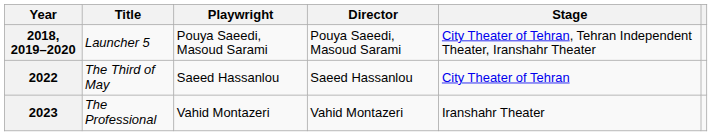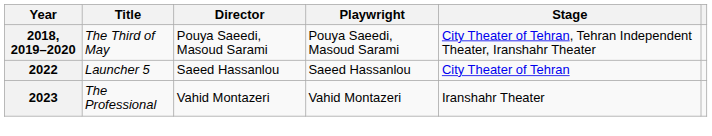columns swapped: (241, 14) <-> (373, 14)
(117, 42) Launcher 5 -> (120, 42) The Third of May
(120, 77) The Third of May -> (117, 70) Launcher 5
